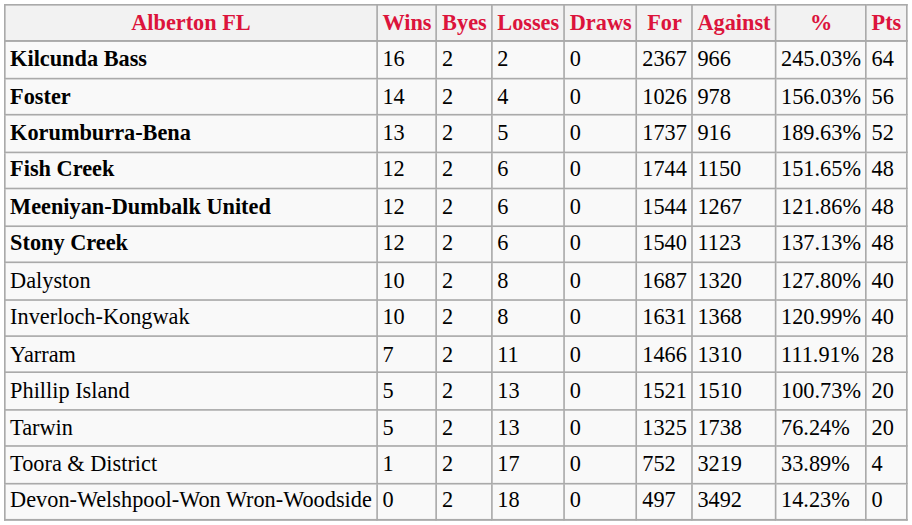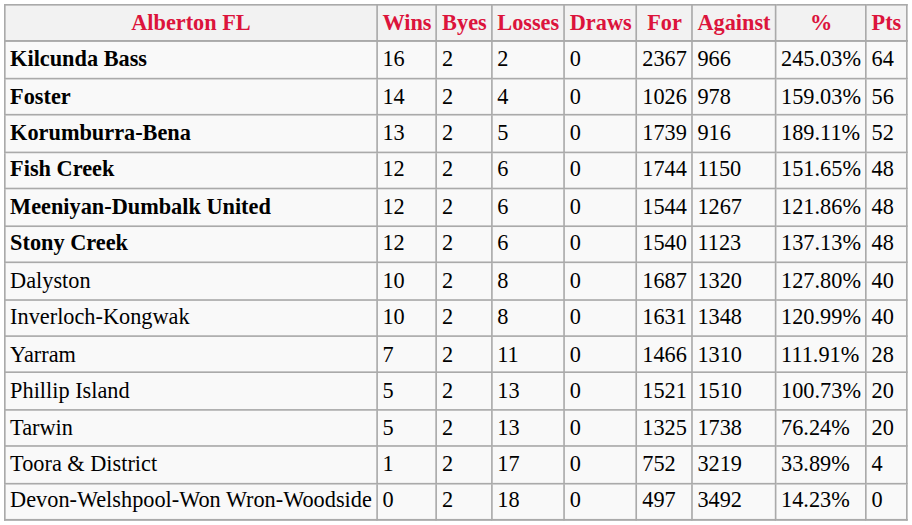(821, 96) 156.03% -> (821, 96) 159.03%
(665, 132) 1737 -> (665, 132) 1739
(821, 132) 189.63% -> (821, 132) 189.11%
(720, 316) 1368 -> (720, 316) 1348
